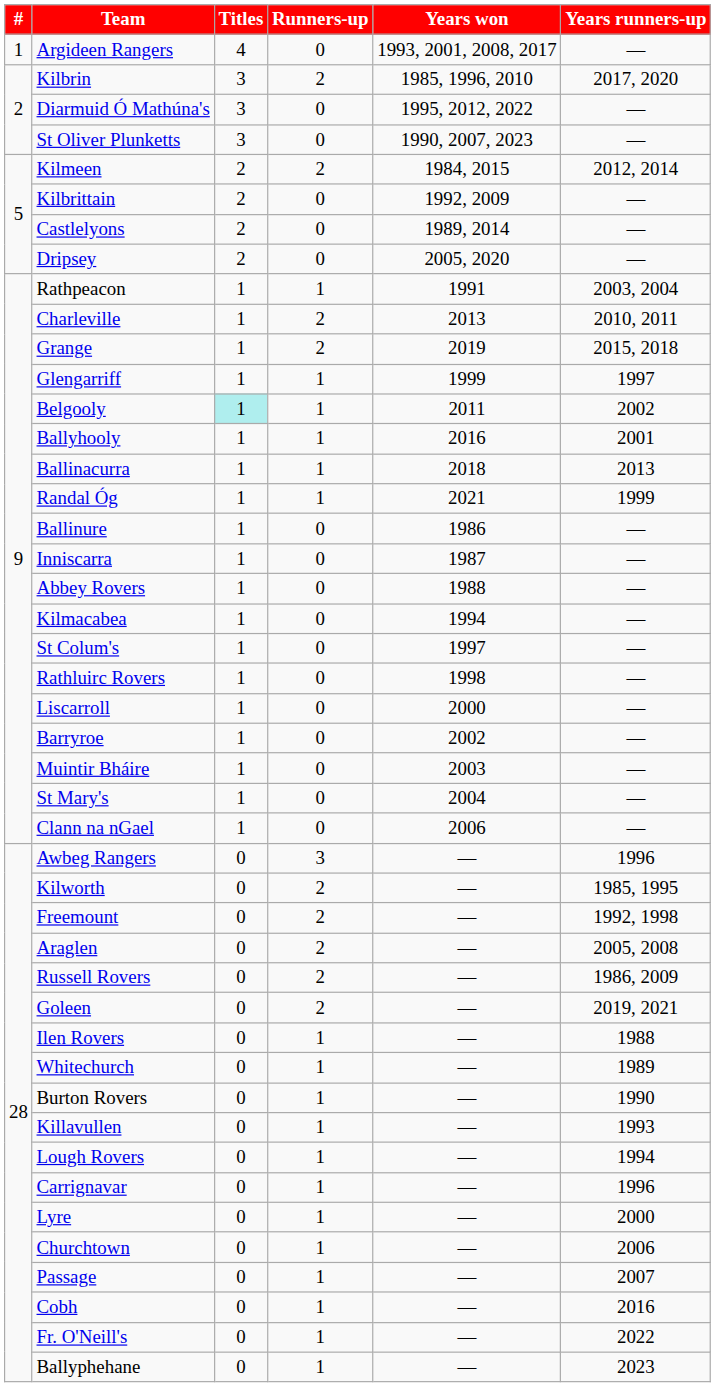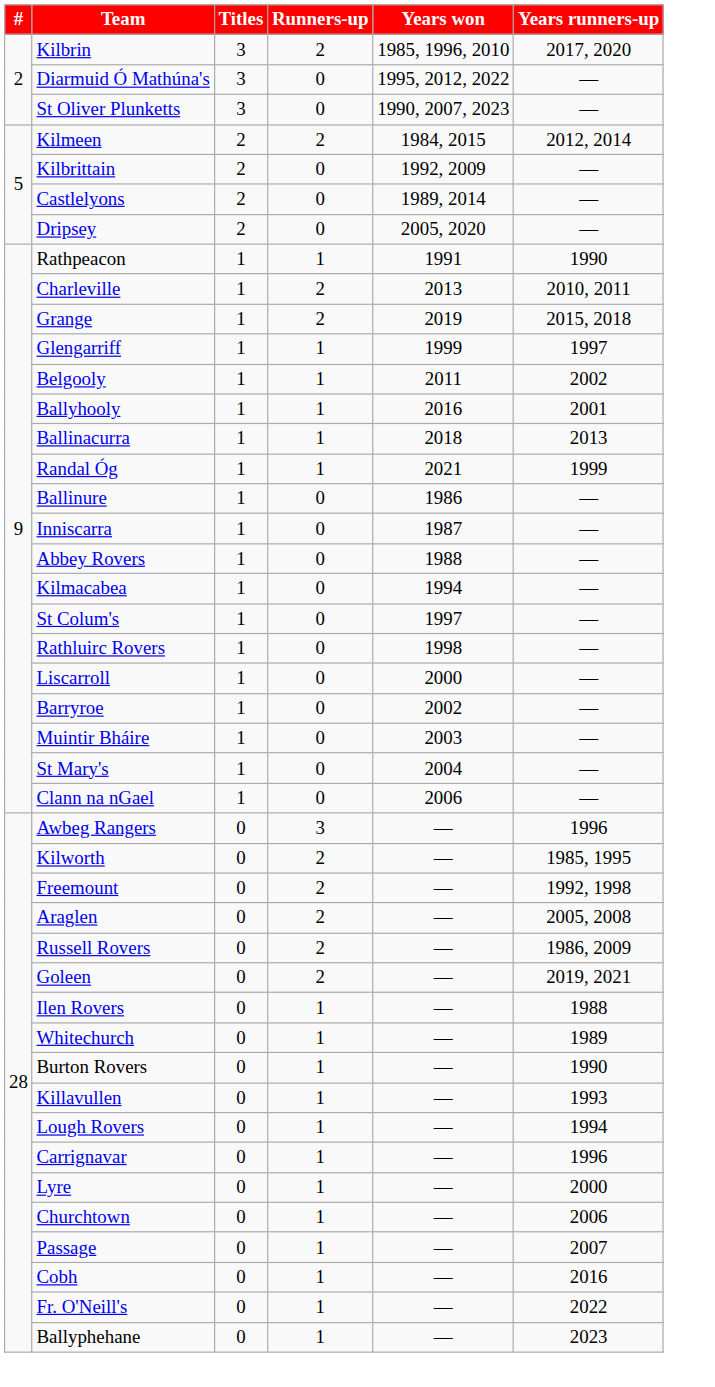- row: (105, 49)
(636, 288) 2003, 2004 -> (589, 259) 1990
(241, 408) paleturquoise background -> (241, 378) no background
